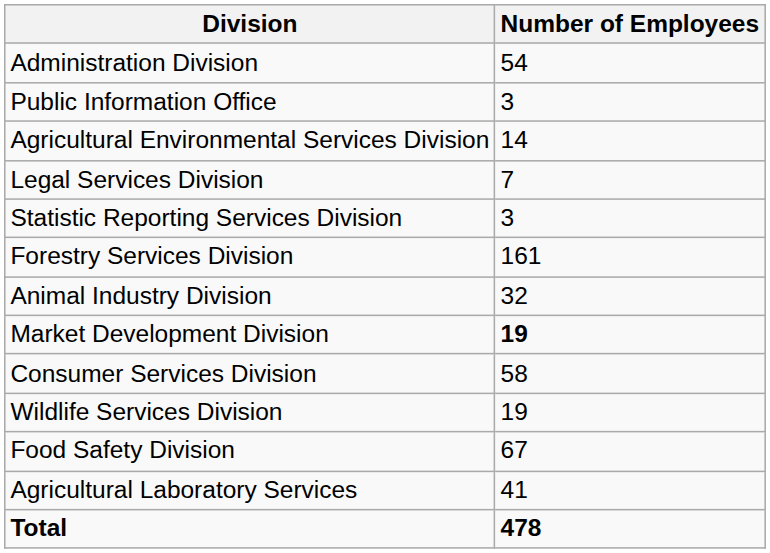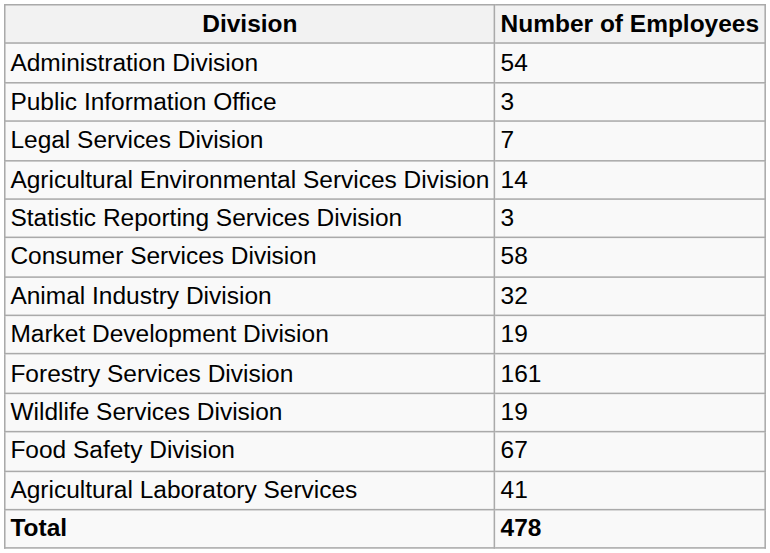rows swapped: (137, 179) <-> (250, 140)
rows swapped: (152, 256) <-> (163, 373)
(514, 334) bold -> (514, 334) normal
